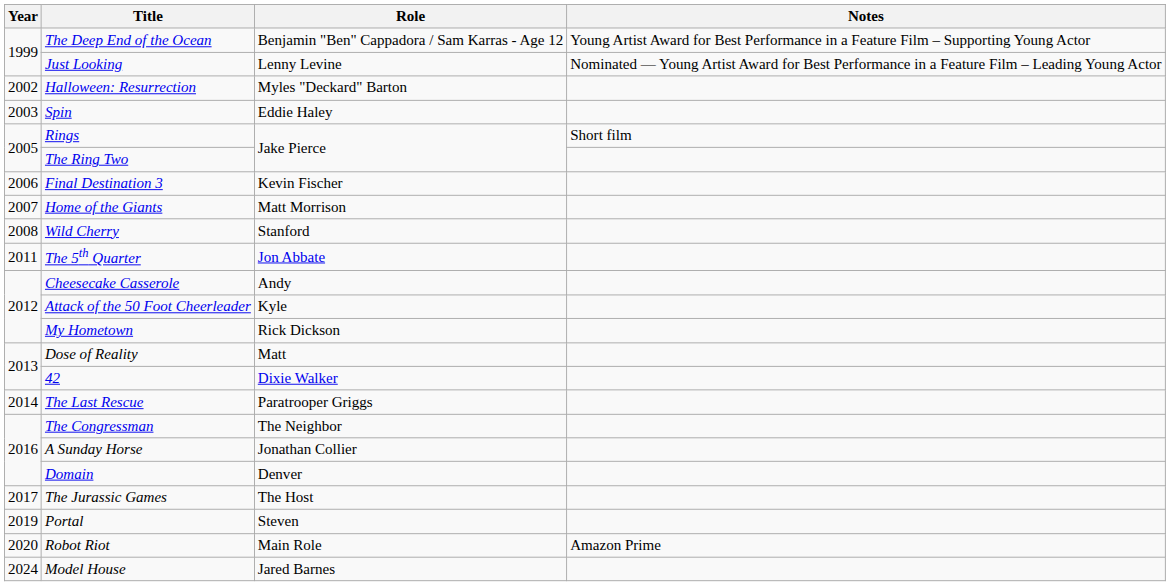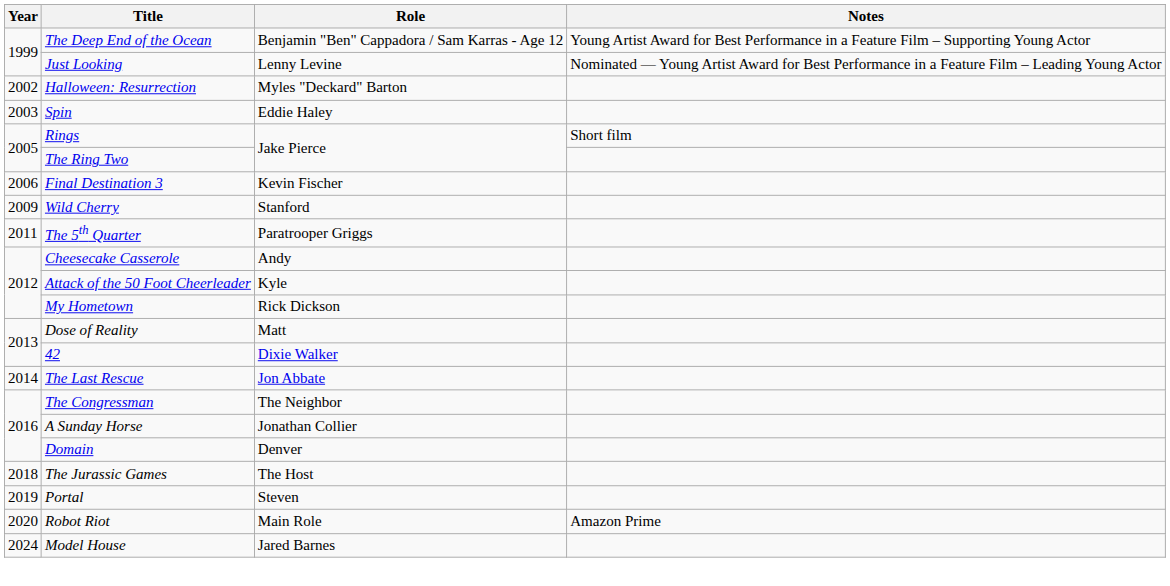- row: (104, 207)
(23, 231) 2008 -> (23, 207) 2009
(291, 256) Jon Abbate -> (315, 233) Paratrooper Griggs
(315, 402) Paratrooper Griggs -> (291, 378) Jon Abbate
(23, 497) 2017 -> (23, 473) 2018
